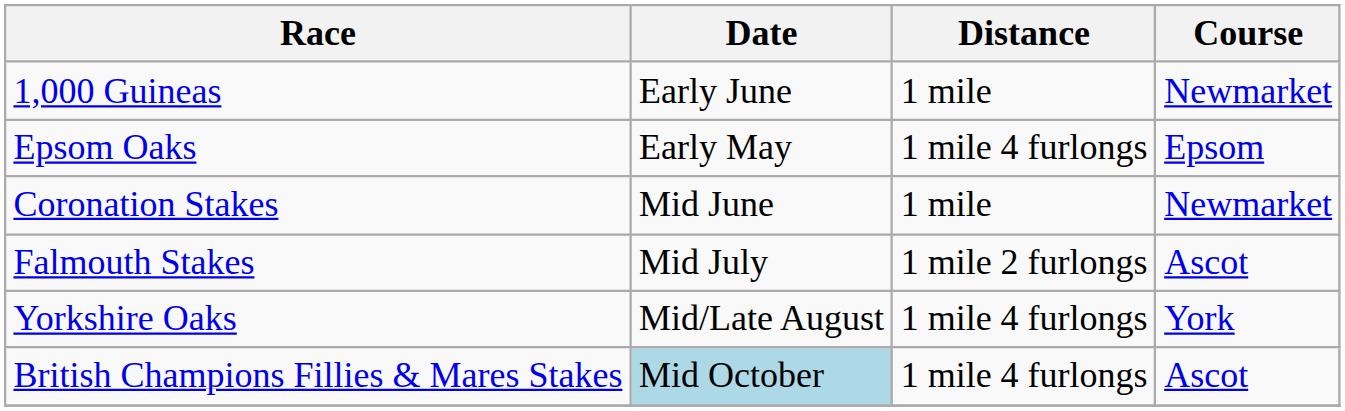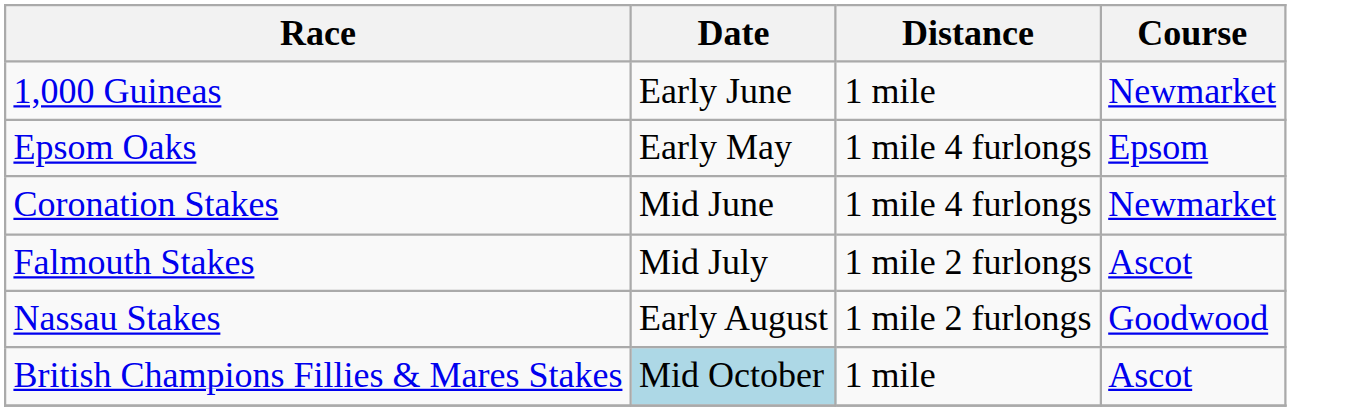(946, 204) 1 mile -> (968, 204) 1 mile 4 furlongs
+ row: (117, 318)
- row: (125, 318)
(1024, 375) 1 mile 4 furlongs -> (890, 375) 1 mile
